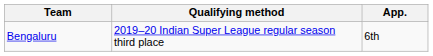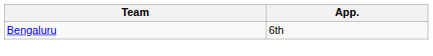- column: (237, 13)
